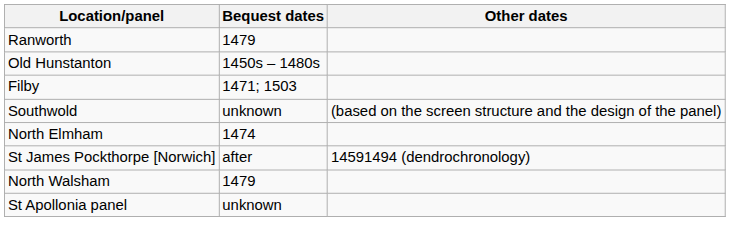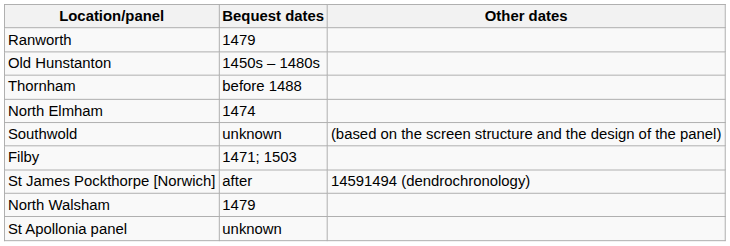+ row: (42, 87)
rows swapped: (24, 87) <-> (55, 134)
